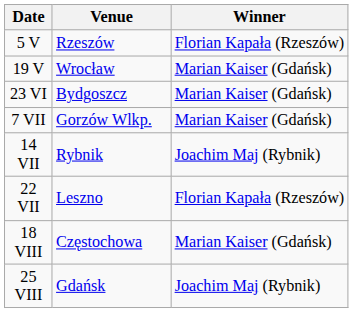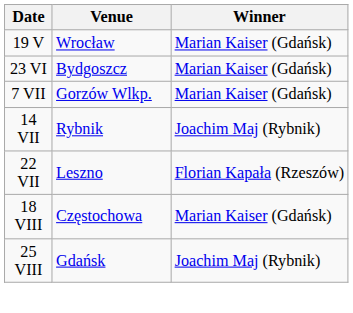- row: (28, 42)
